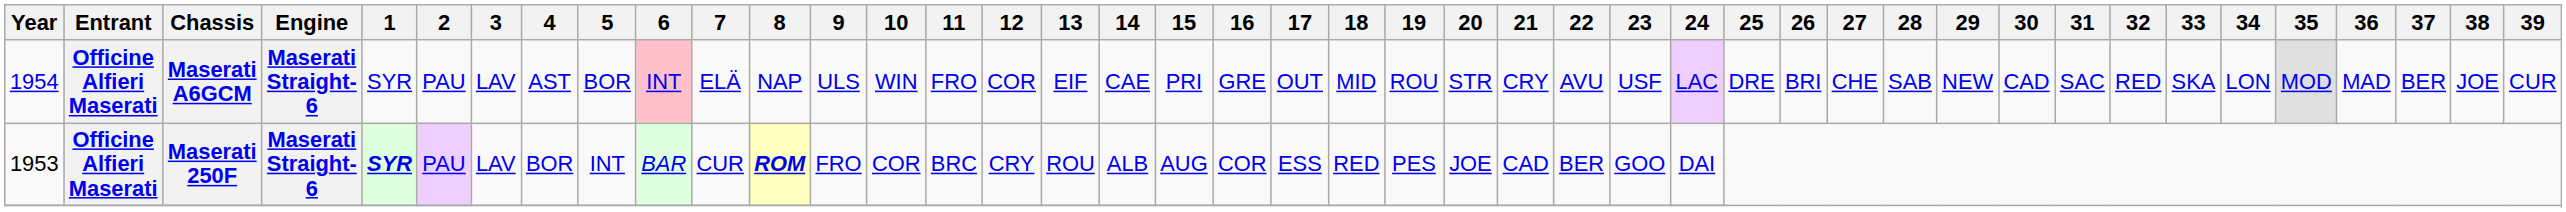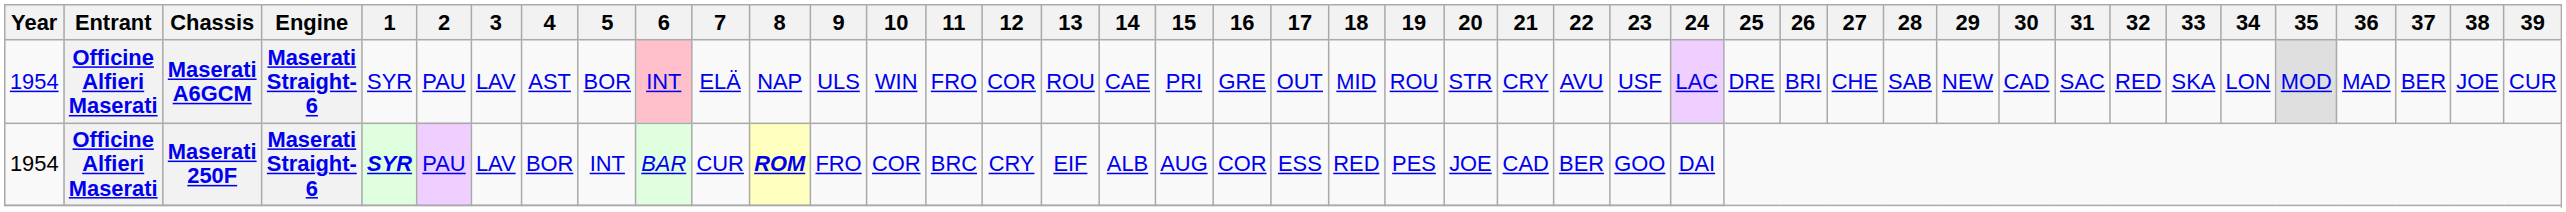(1070, 81) EIF -> (1070, 81) ROU
(34, 165) 1953 -> (34, 165) 1954
(1070, 165) ROU -> (1070, 165) EIF
